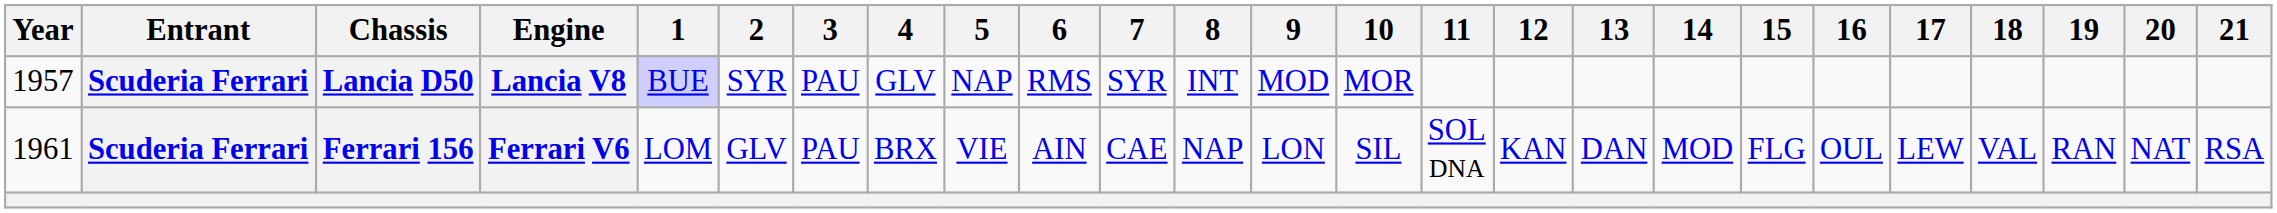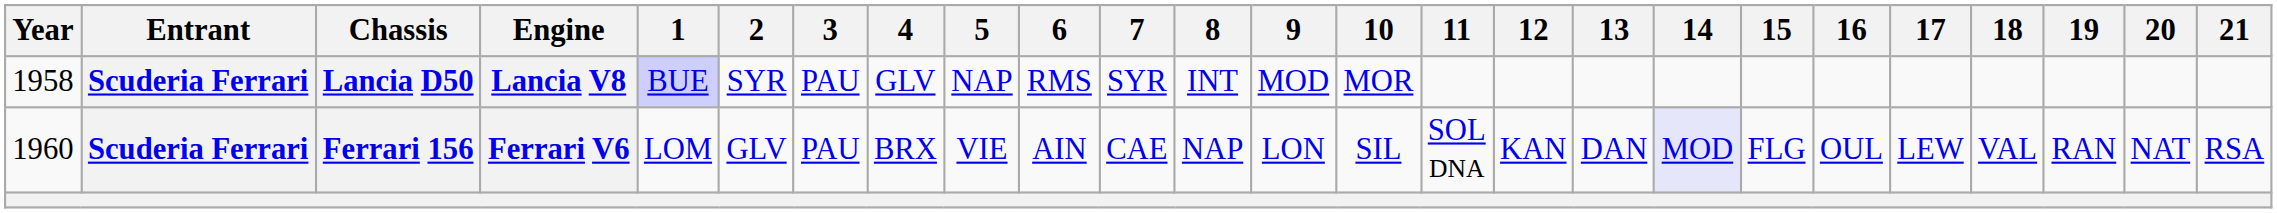(43, 80) 1957 -> (43, 80) 1958
(43, 149) 1961 -> (43, 149) 1960
(1697, 149) no background -> (1697, 149) lavender background
